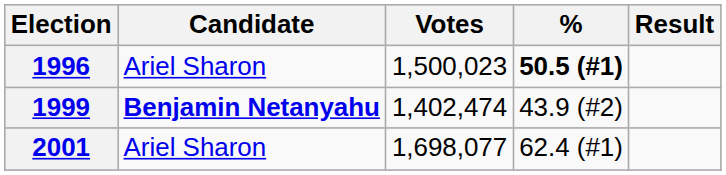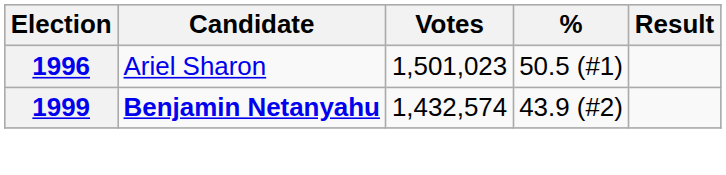(450, 66) 1,500,023 -> (450, 66) 1,501,023
(571, 66) bold -> (571, 66) normal
(450, 107) 1,402,474 -> (450, 107) 1,432,574
- row: (61, 148)
